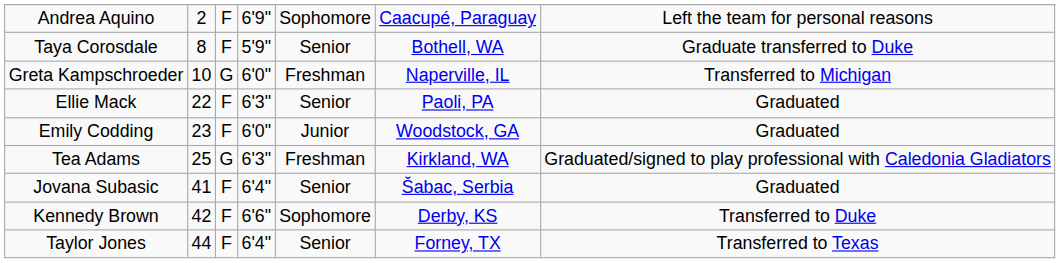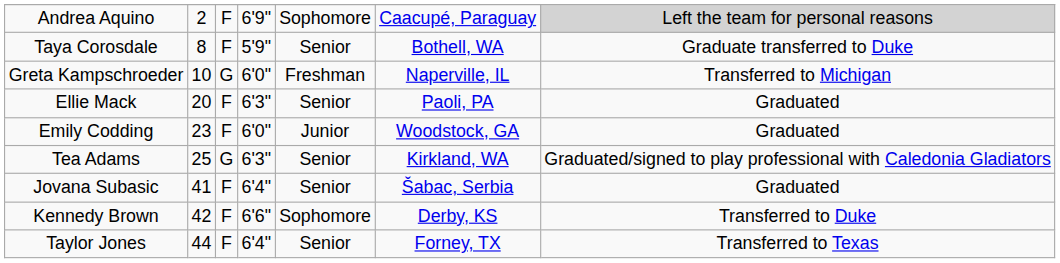(798, 18) no background -> (798, 18) lightgrey background
(201, 103) 22 -> (201, 103) 20
(325, 159) Freshman -> (325, 159) Senior
